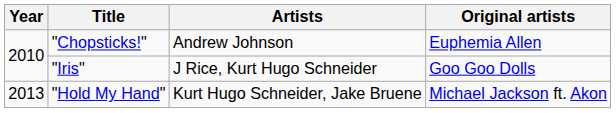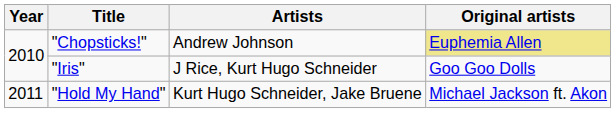(485, 42) no background -> (485, 42) khaki background
(26, 94) 2013 -> (26, 94) 2011
